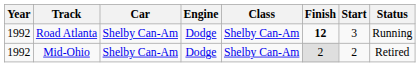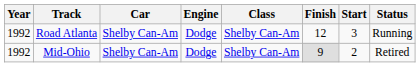(320, 33) bold -> (320, 33) normal
(320, 52) 2 -> (320, 52) 9
